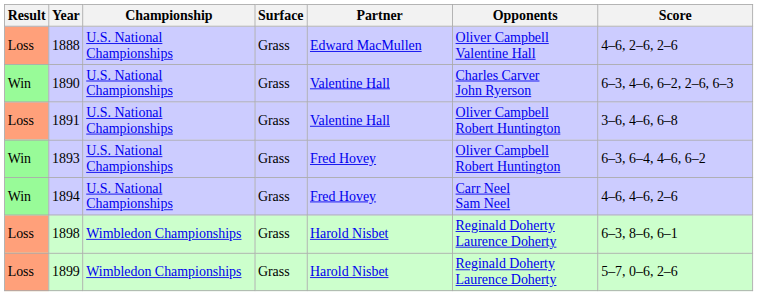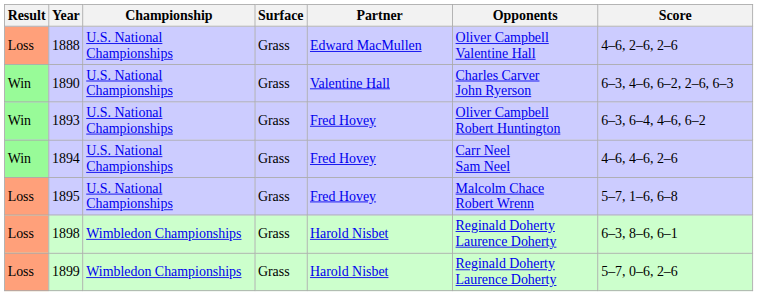- row: (66, 120)
+ row: (66, 196)
